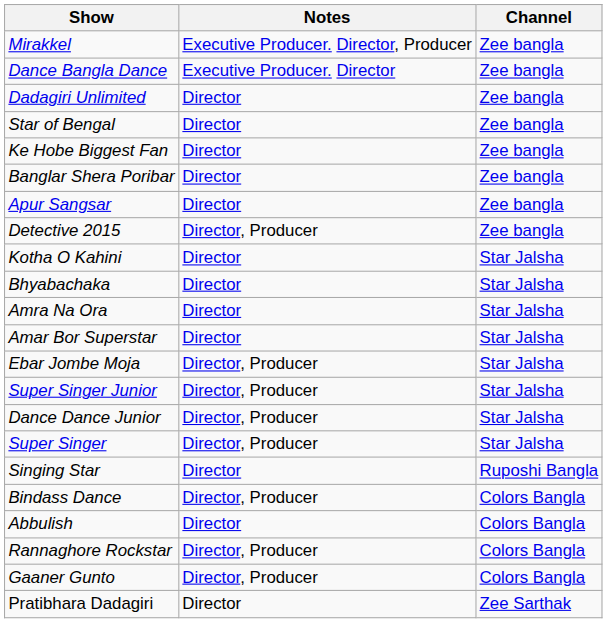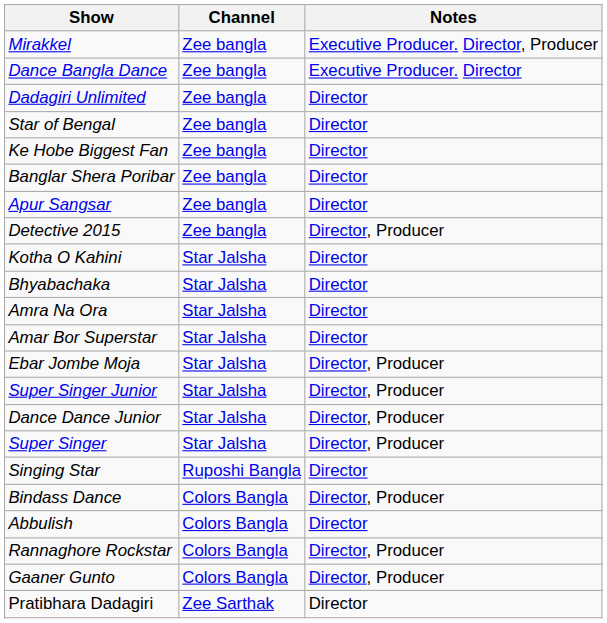columns swapped: (539, 17) <-> (327, 17)
